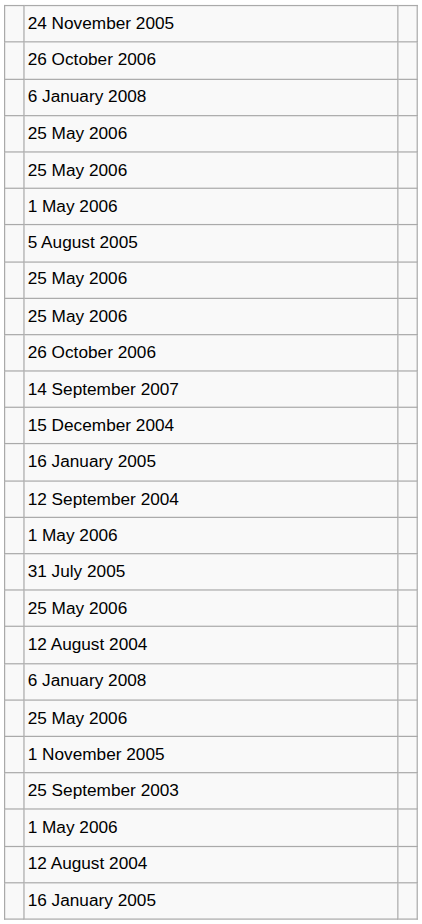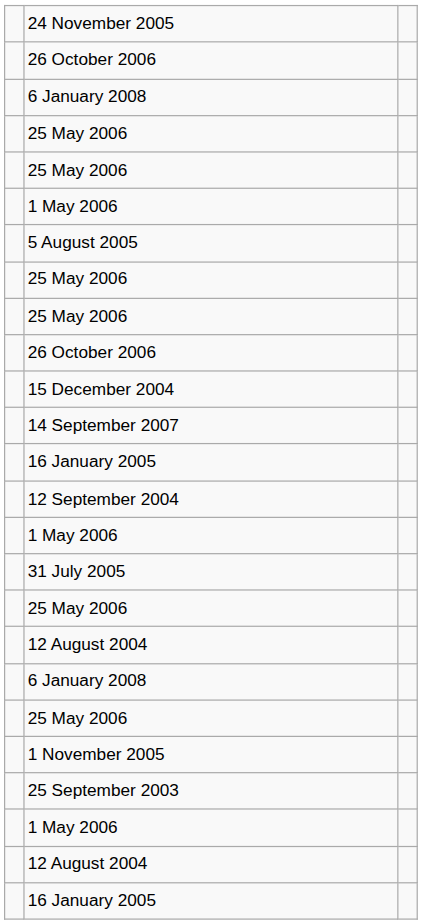rows swapped: (14, 426) <-> (14, 389)
